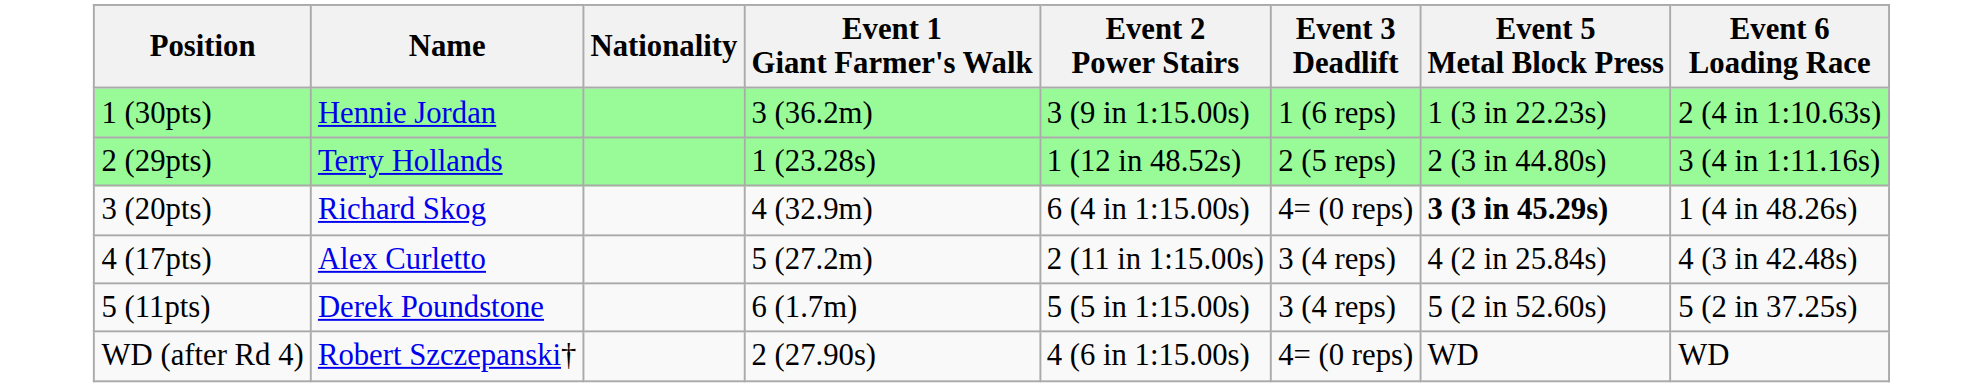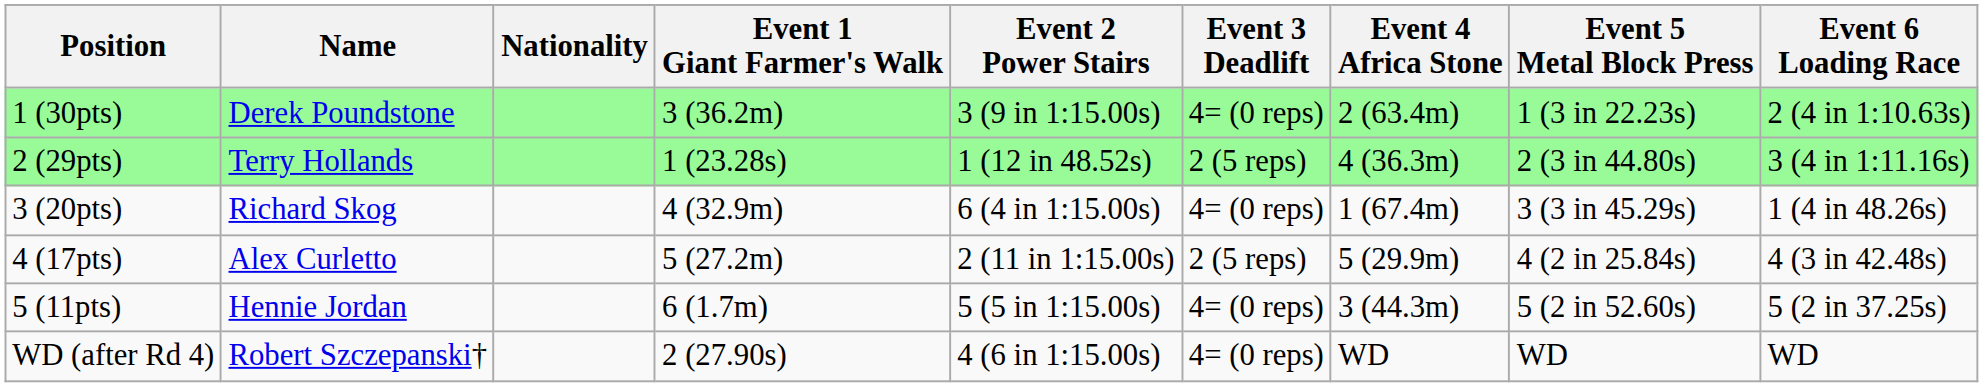+ column: (1420, 46)
(407, 112) Hennie Jordan -> (342, 112) Derek Poundstone
(1337, 112) 1 (6 reps) -> (1256, 112) 4= (0 reps)
(1518, 209) bold -> (1606, 209) normal
(1337, 258) 3 (4 reps) -> (1248, 258) 2 (5 reps)
(431, 307) Derek Poundstone -> (318, 307) Hennie Jordan
(1337, 307) 3 (4 reps) -> (1256, 307) 4= (0 reps)
